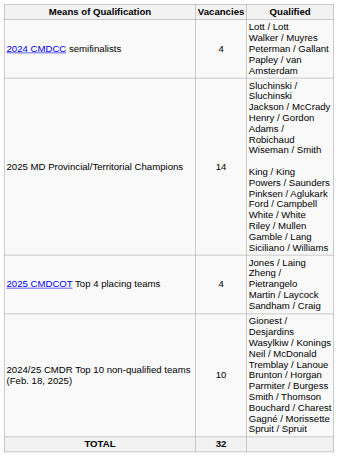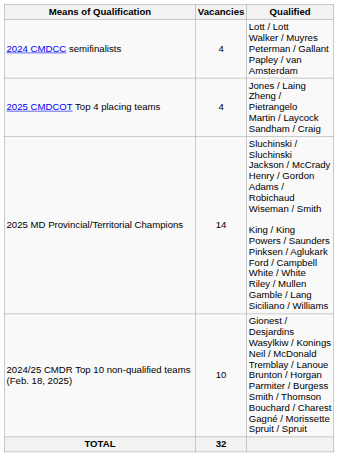rows swapped: (95, 166) <-> (83, 284)
